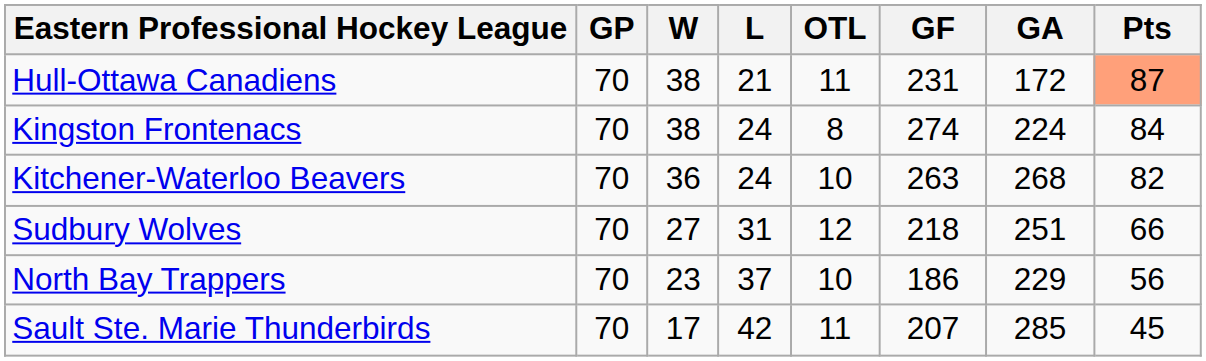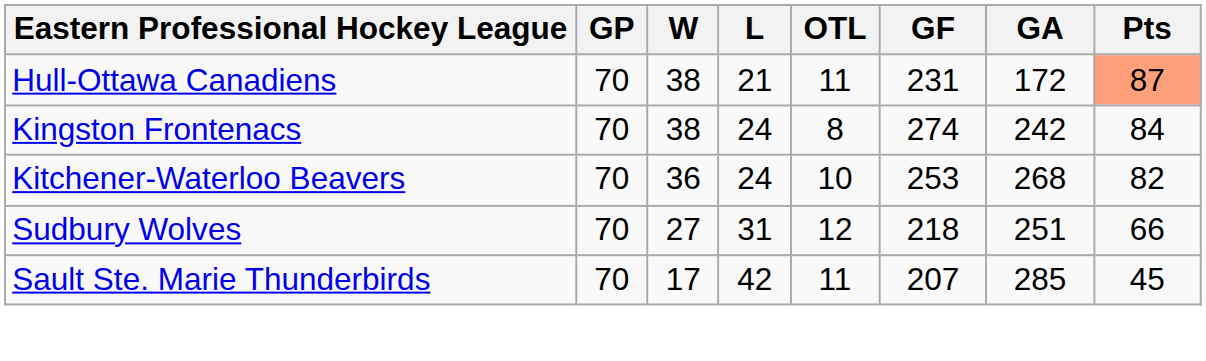(1040, 129) 224 -> (1040, 129) 242
(933, 179) 263 -> (933, 179) 253
- row: (149, 279)
